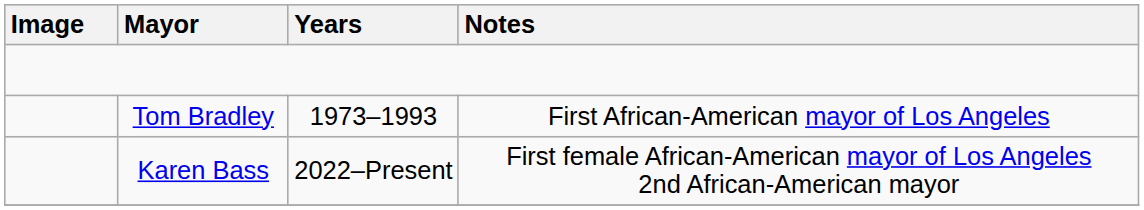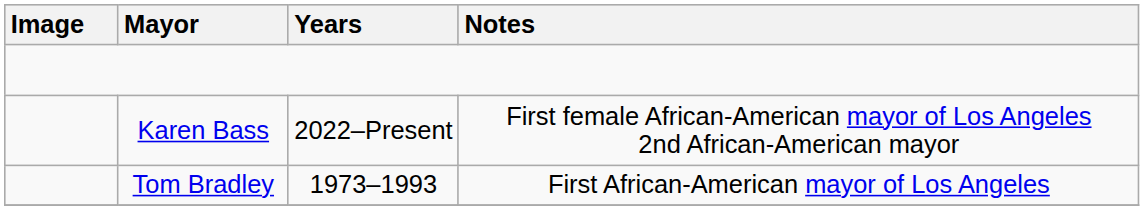rows swapped: (203, 115) <-> (203, 170)
